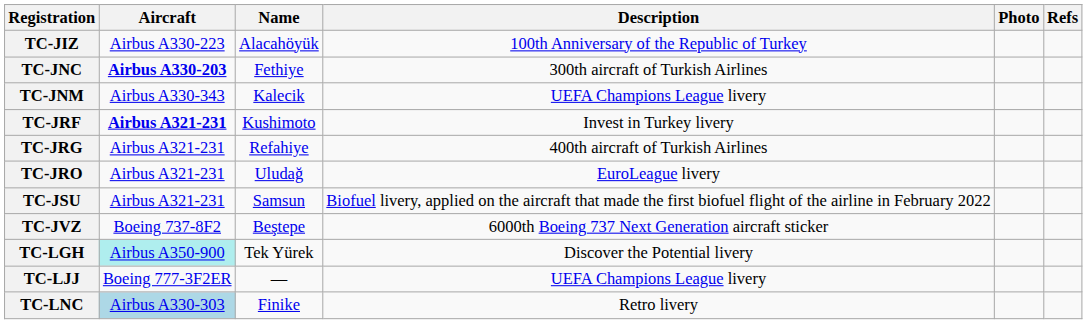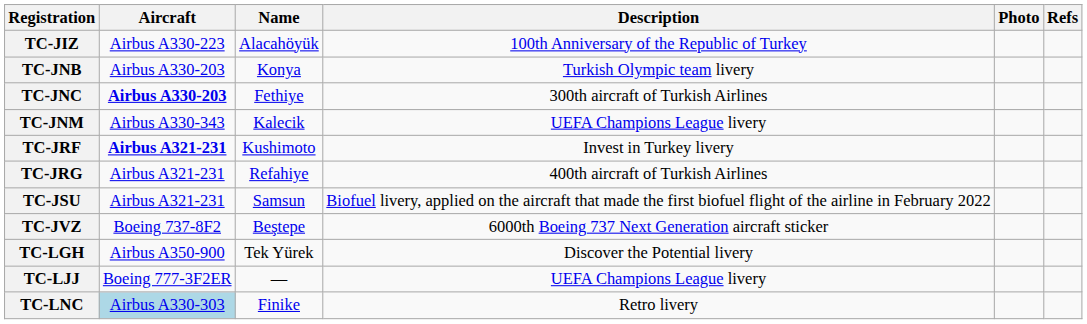+ row: (52, 69)
- row: (52, 174)
(167, 252) paleturquoise background -> (167, 252) no background
